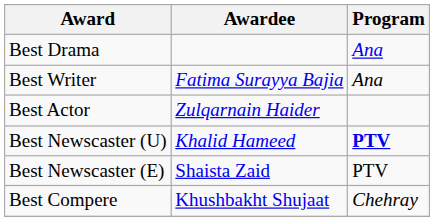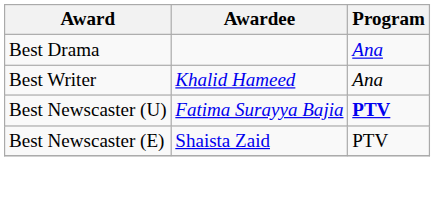(259, 79) Fatima Surayya Bajia -> (235, 79) Khalid Hameed
- row: (49, 110)
(235, 140) Khalid Hameed -> (259, 110) Fatima Surayya Bajia
- row: (63, 200)
